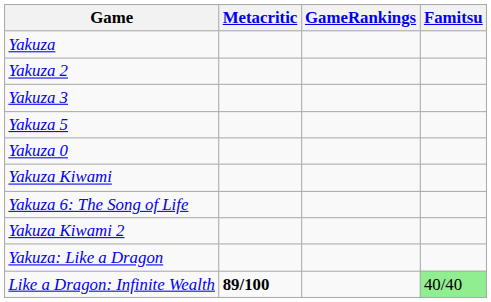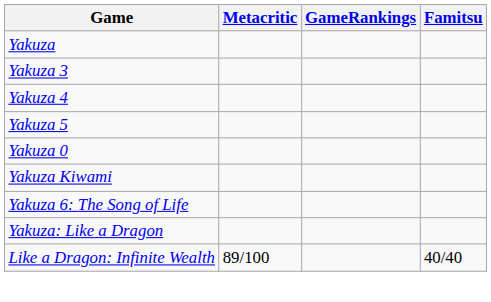- row: (38, 71)
+ row: (38, 97)
- row: (66, 230)
(246, 284) bold -> (246, 257) normal
(443, 284) lightgreen background -> (443, 257) no background
